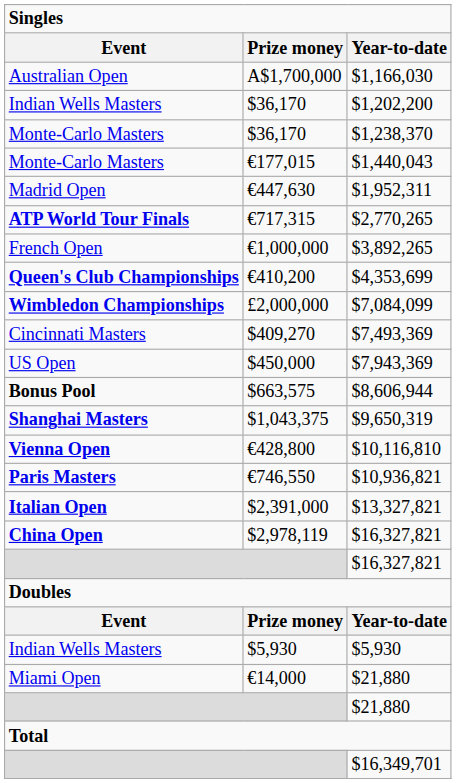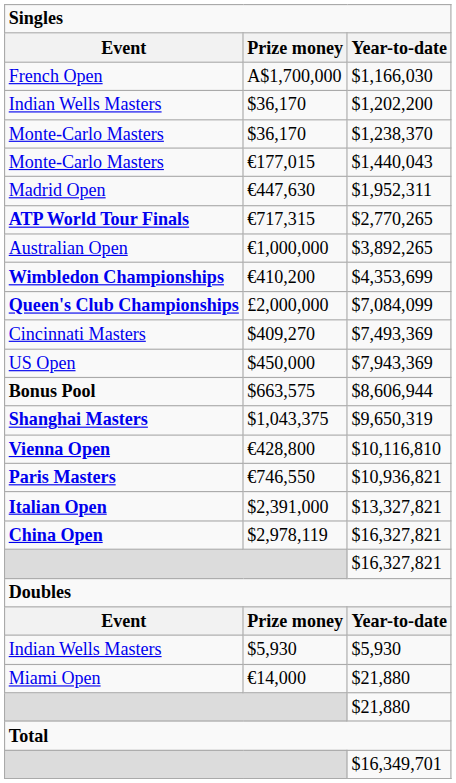(68, 76) Australian Open -> (56, 76) French Open
(56, 248) French Open -> (68, 248) Australian Open
(124, 276) Queen's Club Championships -> (116, 276) Wimbledon Championships
(116, 305) Wimbledon Championships -> (124, 305) Queen's Club Championships
